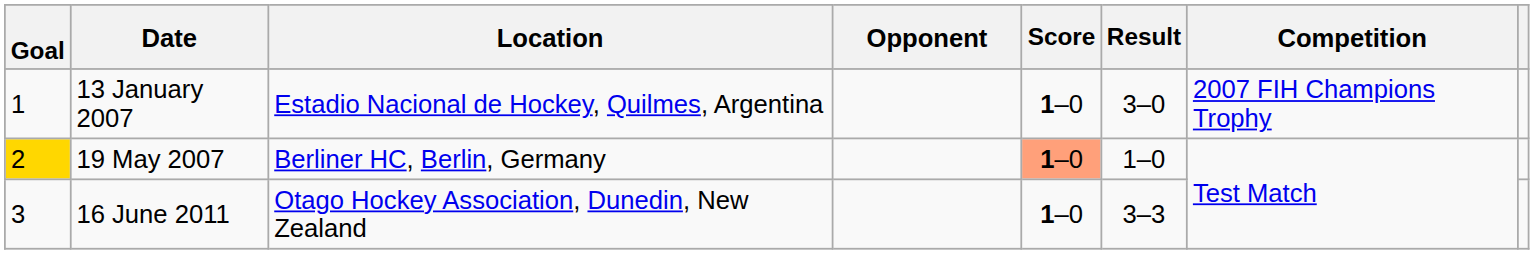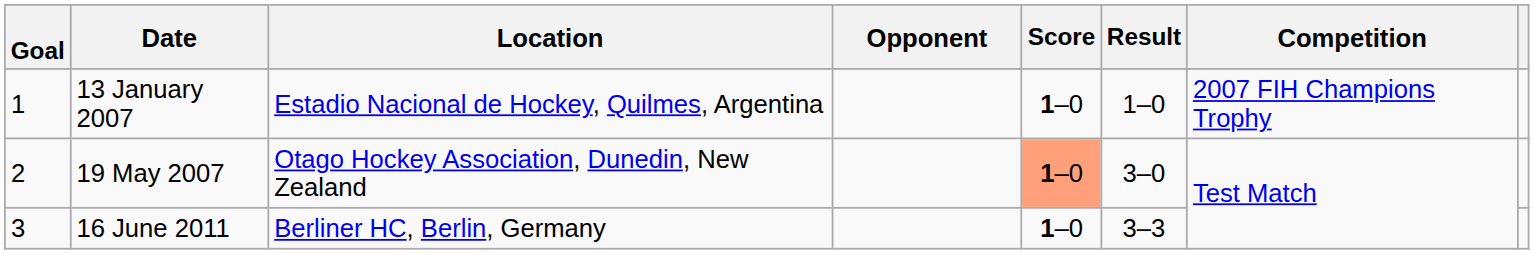(1144, 105) 3–0 -> (1144, 105) 1–0
(18, 159) gold background -> (18, 174) no background
(440, 159) Berliner HC, Berlin, Germany -> (511, 174) Otago Hockey Association, Dunedin, New Zealand
(1144, 159) 1–0 -> (1144, 174) 3–0
(511, 214) Otago Hockey Association, Dunedin, New Zealand -> (440, 228) Berliner HC, Berlin, Germany
